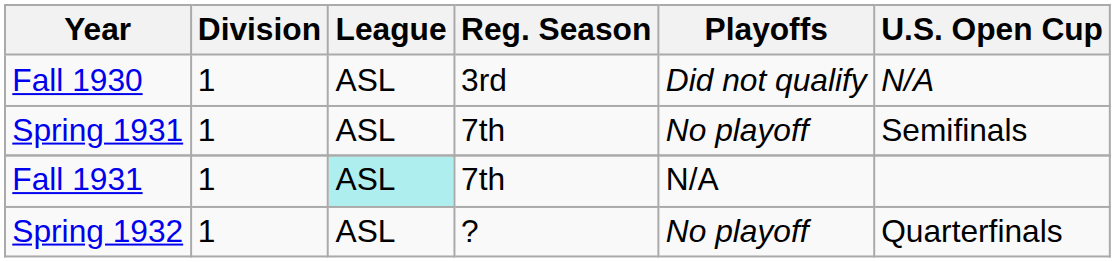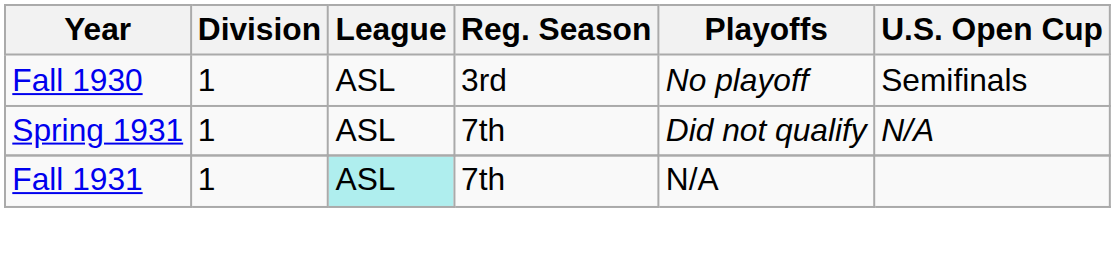(766, 79) Did not qualify -> (737, 79) No playoff
(908, 79) N/A -> (954, 79) Semifinals
(737, 130) No playoff -> (766, 130) Did not qualify
(954, 130) Semifinals -> (908, 130) N/A
- row: (98, 230)
